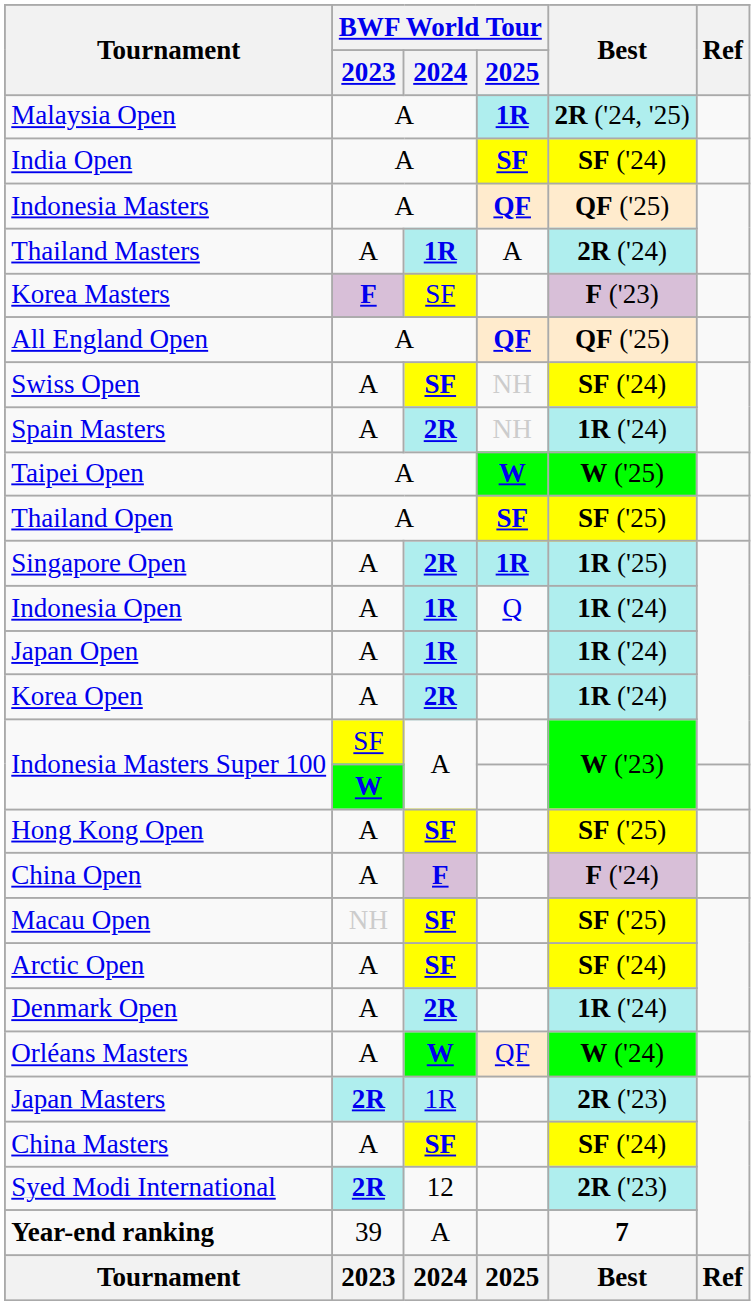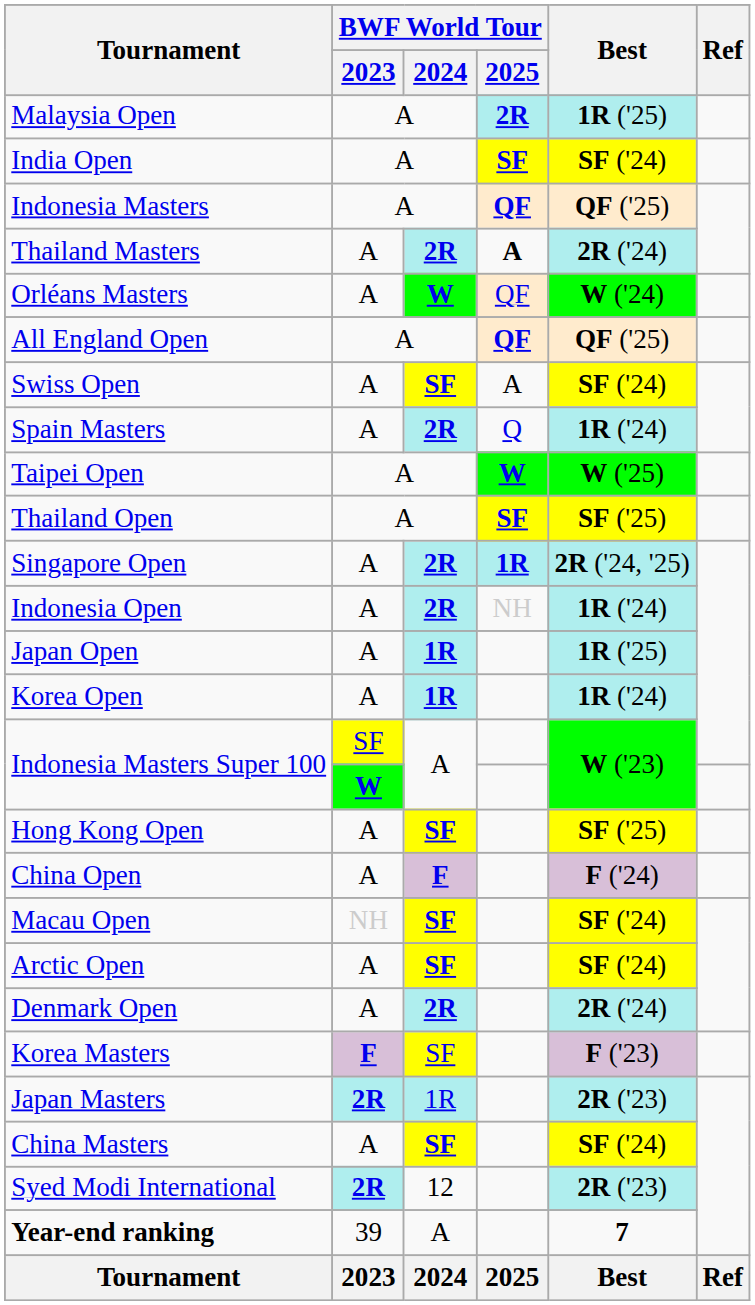(512, 116) 1R -> (512, 116) 2R
(622, 116) 2R ('24, '25) -> (622, 116) 1R ('25)
(440, 250) 1R -> (440, 250) 2R
(512, 250) normal -> (512, 250) bold
rows swapped: (100, 1054) <-> (91, 295)
(512, 384) NH -> (512, 384) A
(512, 429) NH -> (512, 429) Q
(622, 563) 1R ('25) -> (622, 563) 2R ('24, '25)
(440, 607) 1R -> (440, 607) 2R
(512, 607) Q -> (512, 607) NH
(622, 652) 1R ('24) -> (622, 652) 1R ('25)
(440, 696) 2R -> (440, 696) 1R
(622, 920) SF ('25) -> (622, 920) SF ('24)
(622, 1009) 1R ('24) -> (622, 1009) 2R ('24)
